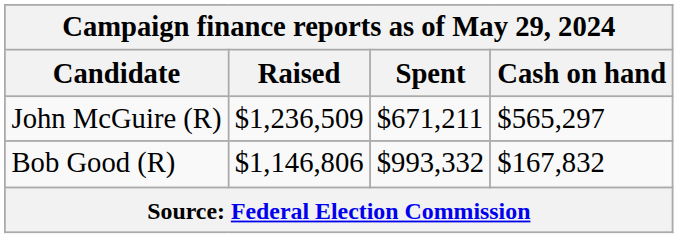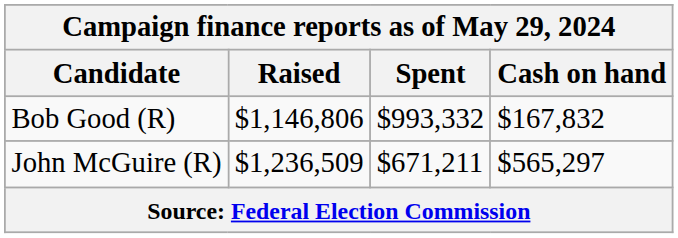rows swapped: (93, 163) <-> (116, 118)
